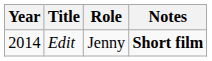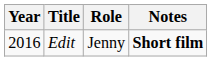(24, 42) 2014 -> (24, 42) 2016
